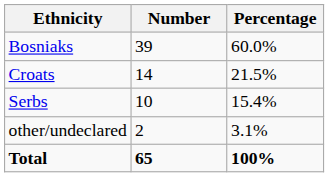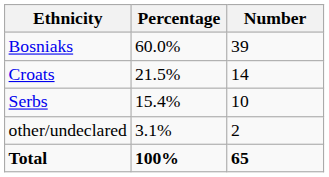columns swapped: (179, 18) <-> (275, 18)
